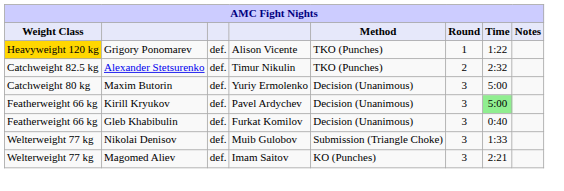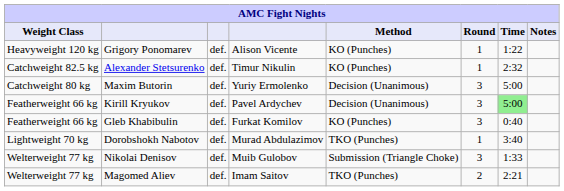(53, 49) gold background -> (53, 49) no background
(348, 49) TKO (Punches) -> (360, 49) KO (Punches)
(348, 67) TKO (Punches) -> (360, 67) KO (Punches)
(464, 67) 2 -> (479, 67) 1
(363, 122) Decision (Unanimous) -> (360, 122) KO (Punches)
+ row: (152, 140)
(345, 158) KO (Punches) -> (363, 176) TKO (Punches)
(464, 158) 3 -> (479, 176) 2
